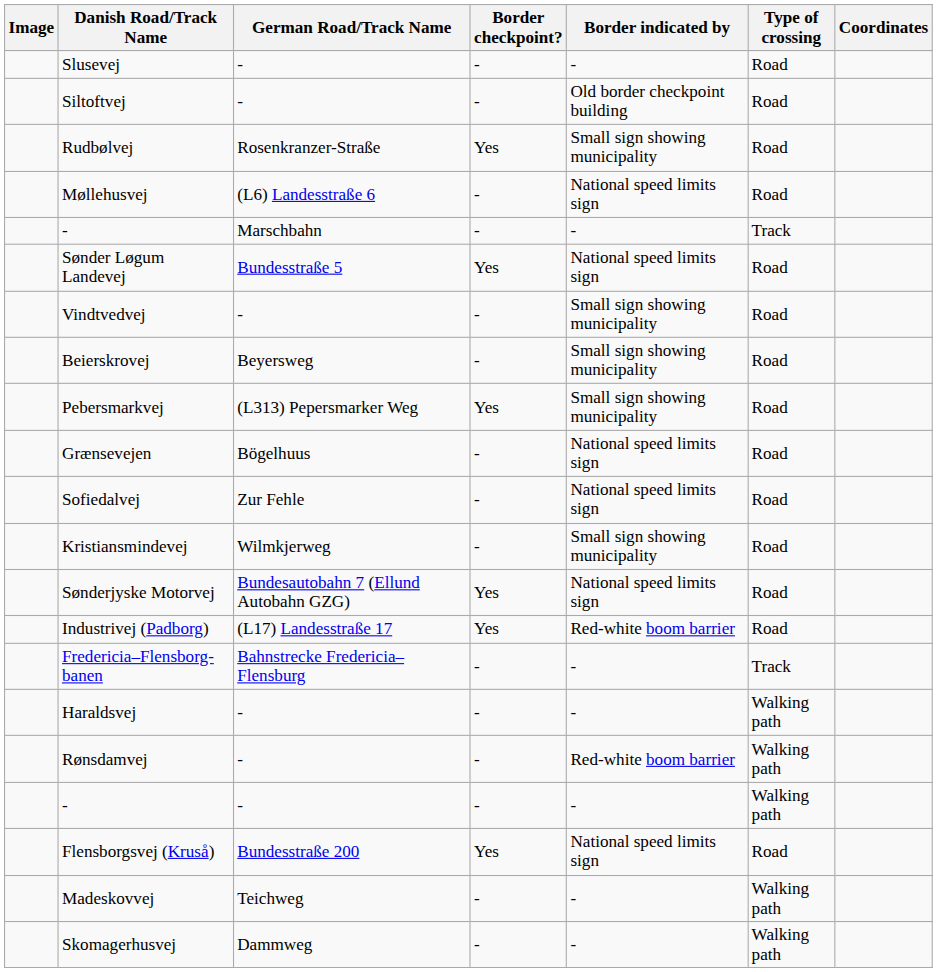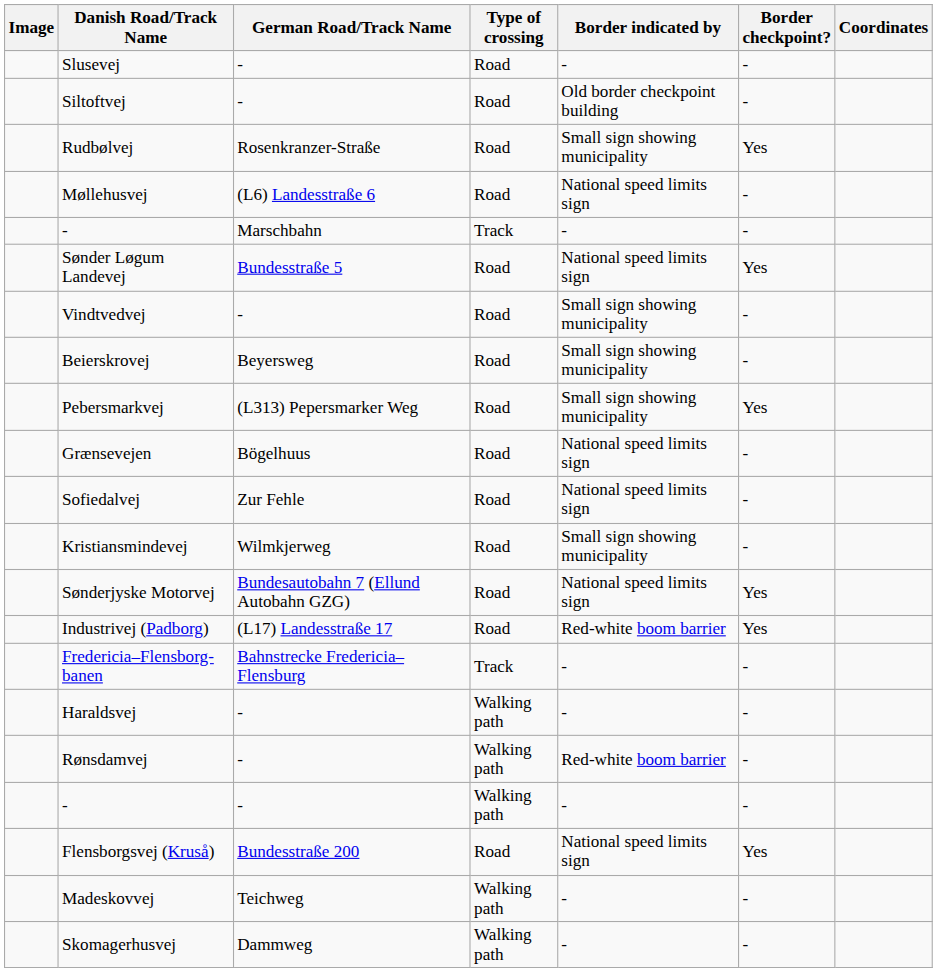columns swapped: (791, 27) <-> (518, 27)
